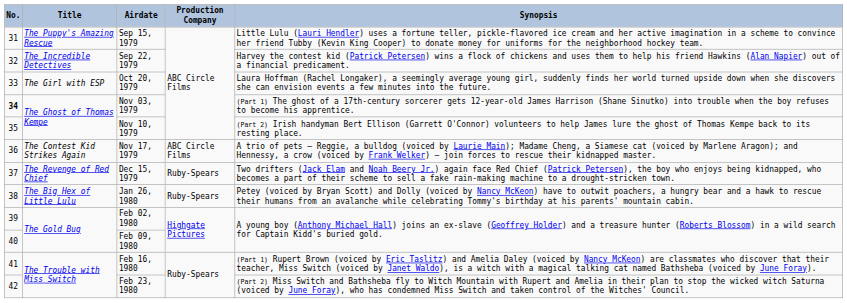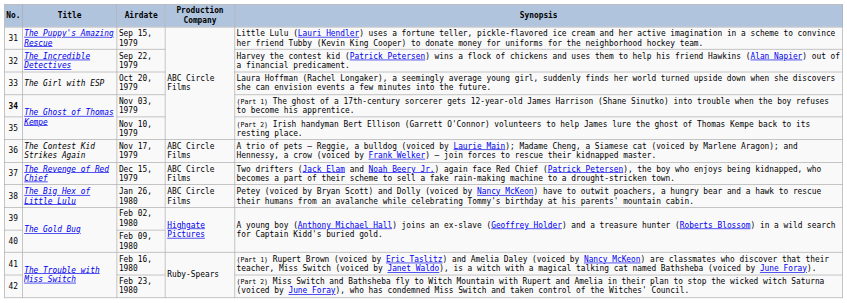(193, 173) Ruby-Spears -> (191, 173) ABC Circle Films
(193, 196) Ruby-Spears -> (191, 196) ABC Circle Films
